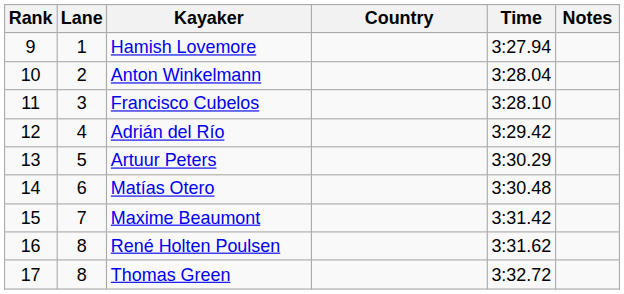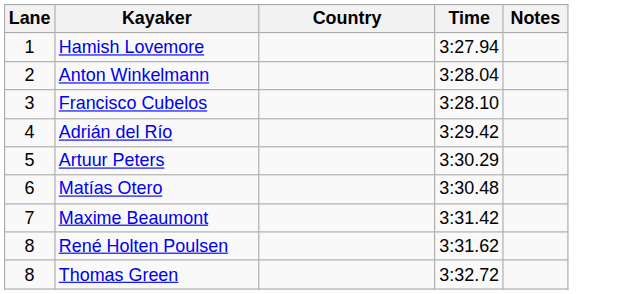- column: (31, 18)
